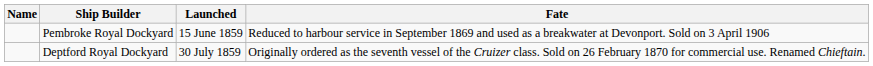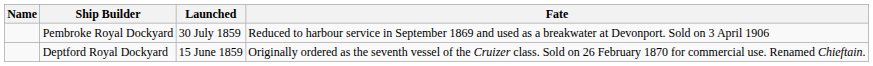(211, 33) 15 June 1859 -> (210, 33) 30 July 1859
(210, 52) 30 July 1859 -> (211, 52) 15 June 1859
